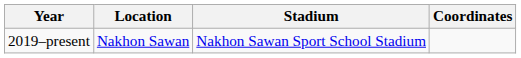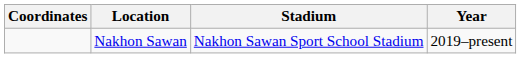columns swapped: (473, 16) <-> (49, 16)
